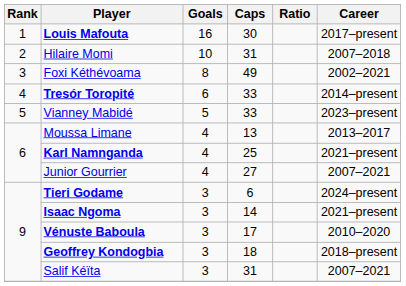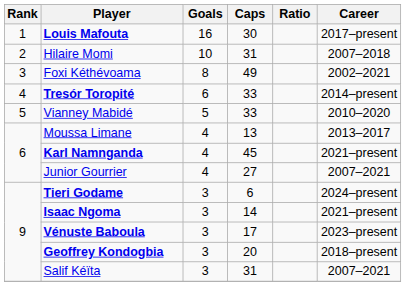(359, 113) 2023–present -> (359, 113) 2010–2020
(250, 152) 25 -> (250, 152) 45
(359, 232) 2010–2020 -> (359, 232) 2023–present
(250, 251) 18 -> (250, 251) 20
